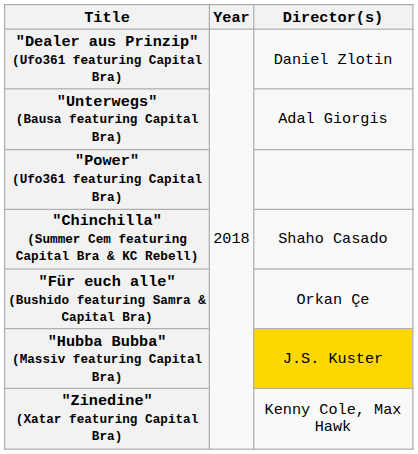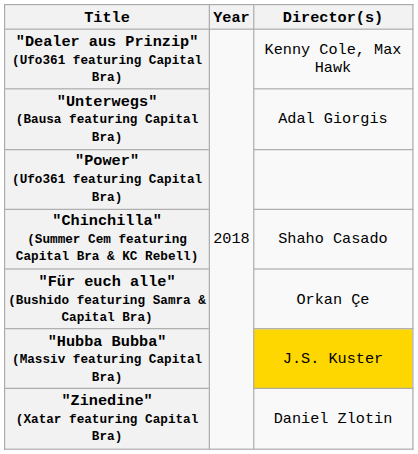(333, 59) Daniel Zlotin -> (333, 59) Kenny Cole, Max Hawk
(333, 419) Kenny Cole, Max Hawk -> (333, 419) Daniel Zlotin
